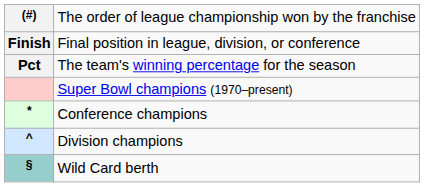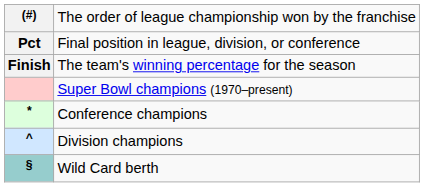(29, 43) Finish -> (29, 43) Pct
(29, 66) Pct -> (29, 66) Finish
